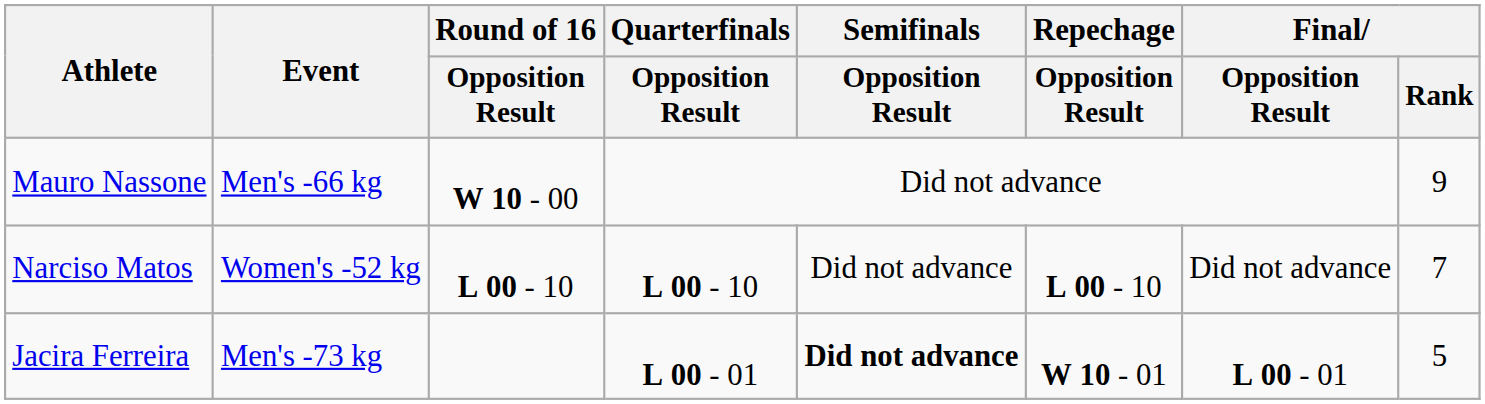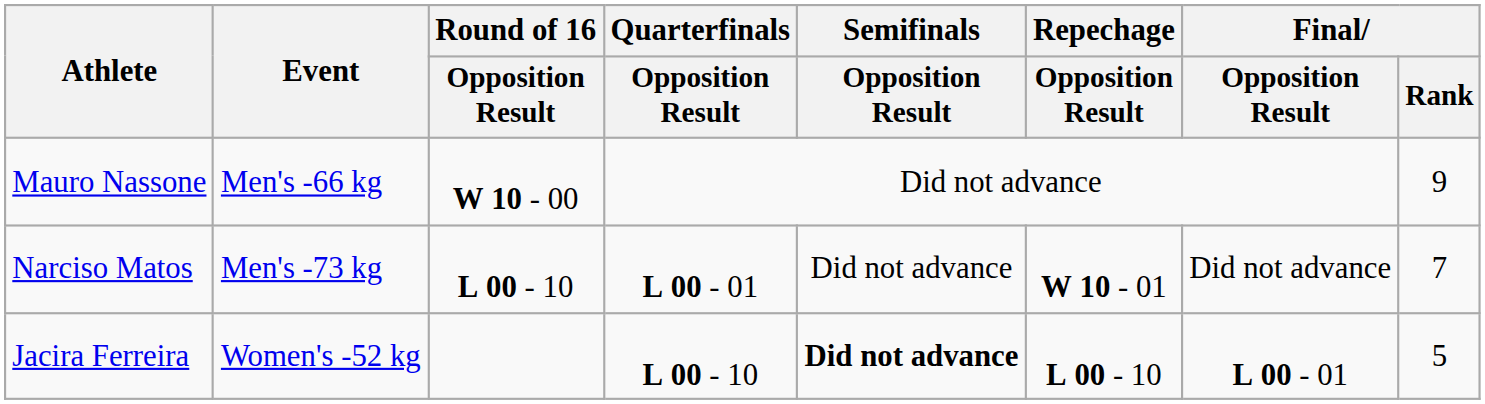(321, 268) Women's -52 kg -> (302, 268) Men's -73 kg
(700, 287) L 00 - 10 -> (700, 287) L 00 - 01
(1104, 287) L 00 - 10 -> (1104, 287) W 10 - 01
(302, 356) Men's -73 kg -> (321, 356) Women's -52 kg
(700, 374) L 00 - 01 -> (700, 374) L 00 - 10
(1104, 374) W 10 - 01 -> (1104, 374) L 00 - 10
